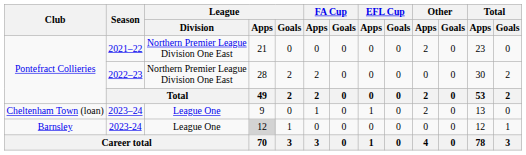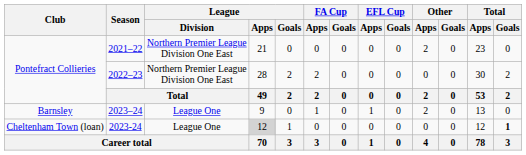(55, 111) Cheltenham Town (loan) -> (55, 111) Barnsley
(55, 127) Barnsley -> (55, 127) Cheltenham Town (loan)
(508, 127) normal -> (508, 127) bold
